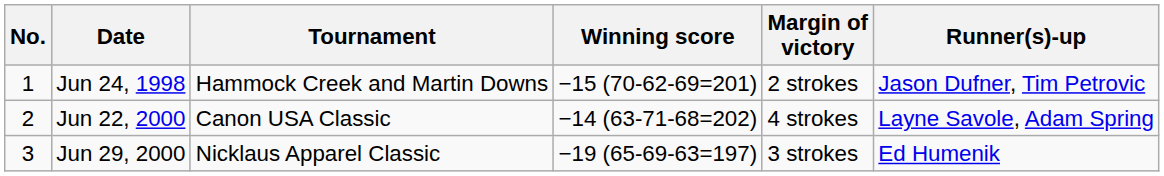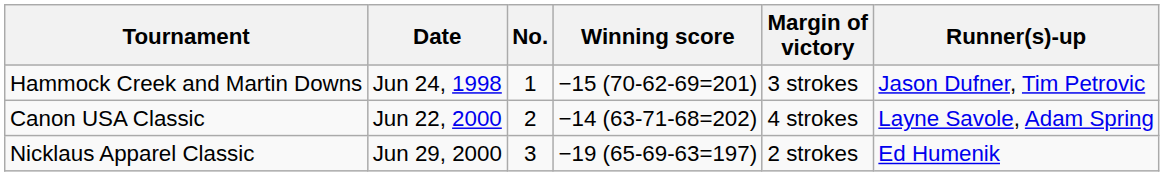columns swapped: (28, 35) <-> (372, 35)
(813, 83) 2 strokes -> (813, 83) 3 strokes
(813, 154) 3 strokes -> (813, 154) 2 strokes
